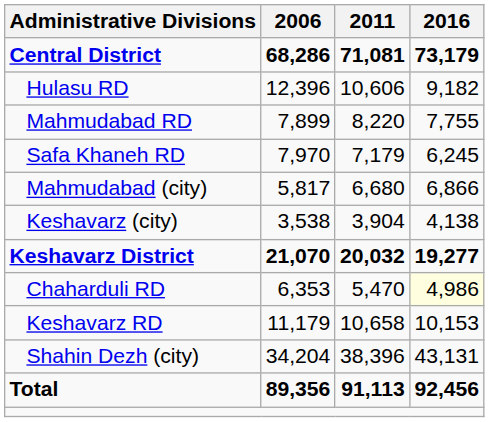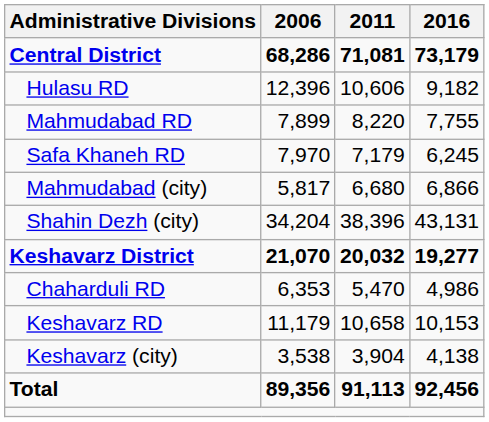rows swapped: (113, 356) <-> (102, 222)
(453, 289) lightyellow background -> (453, 289) no background
